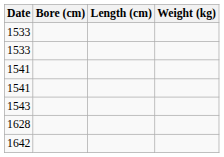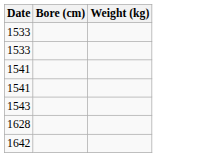- column: (121, 13)
